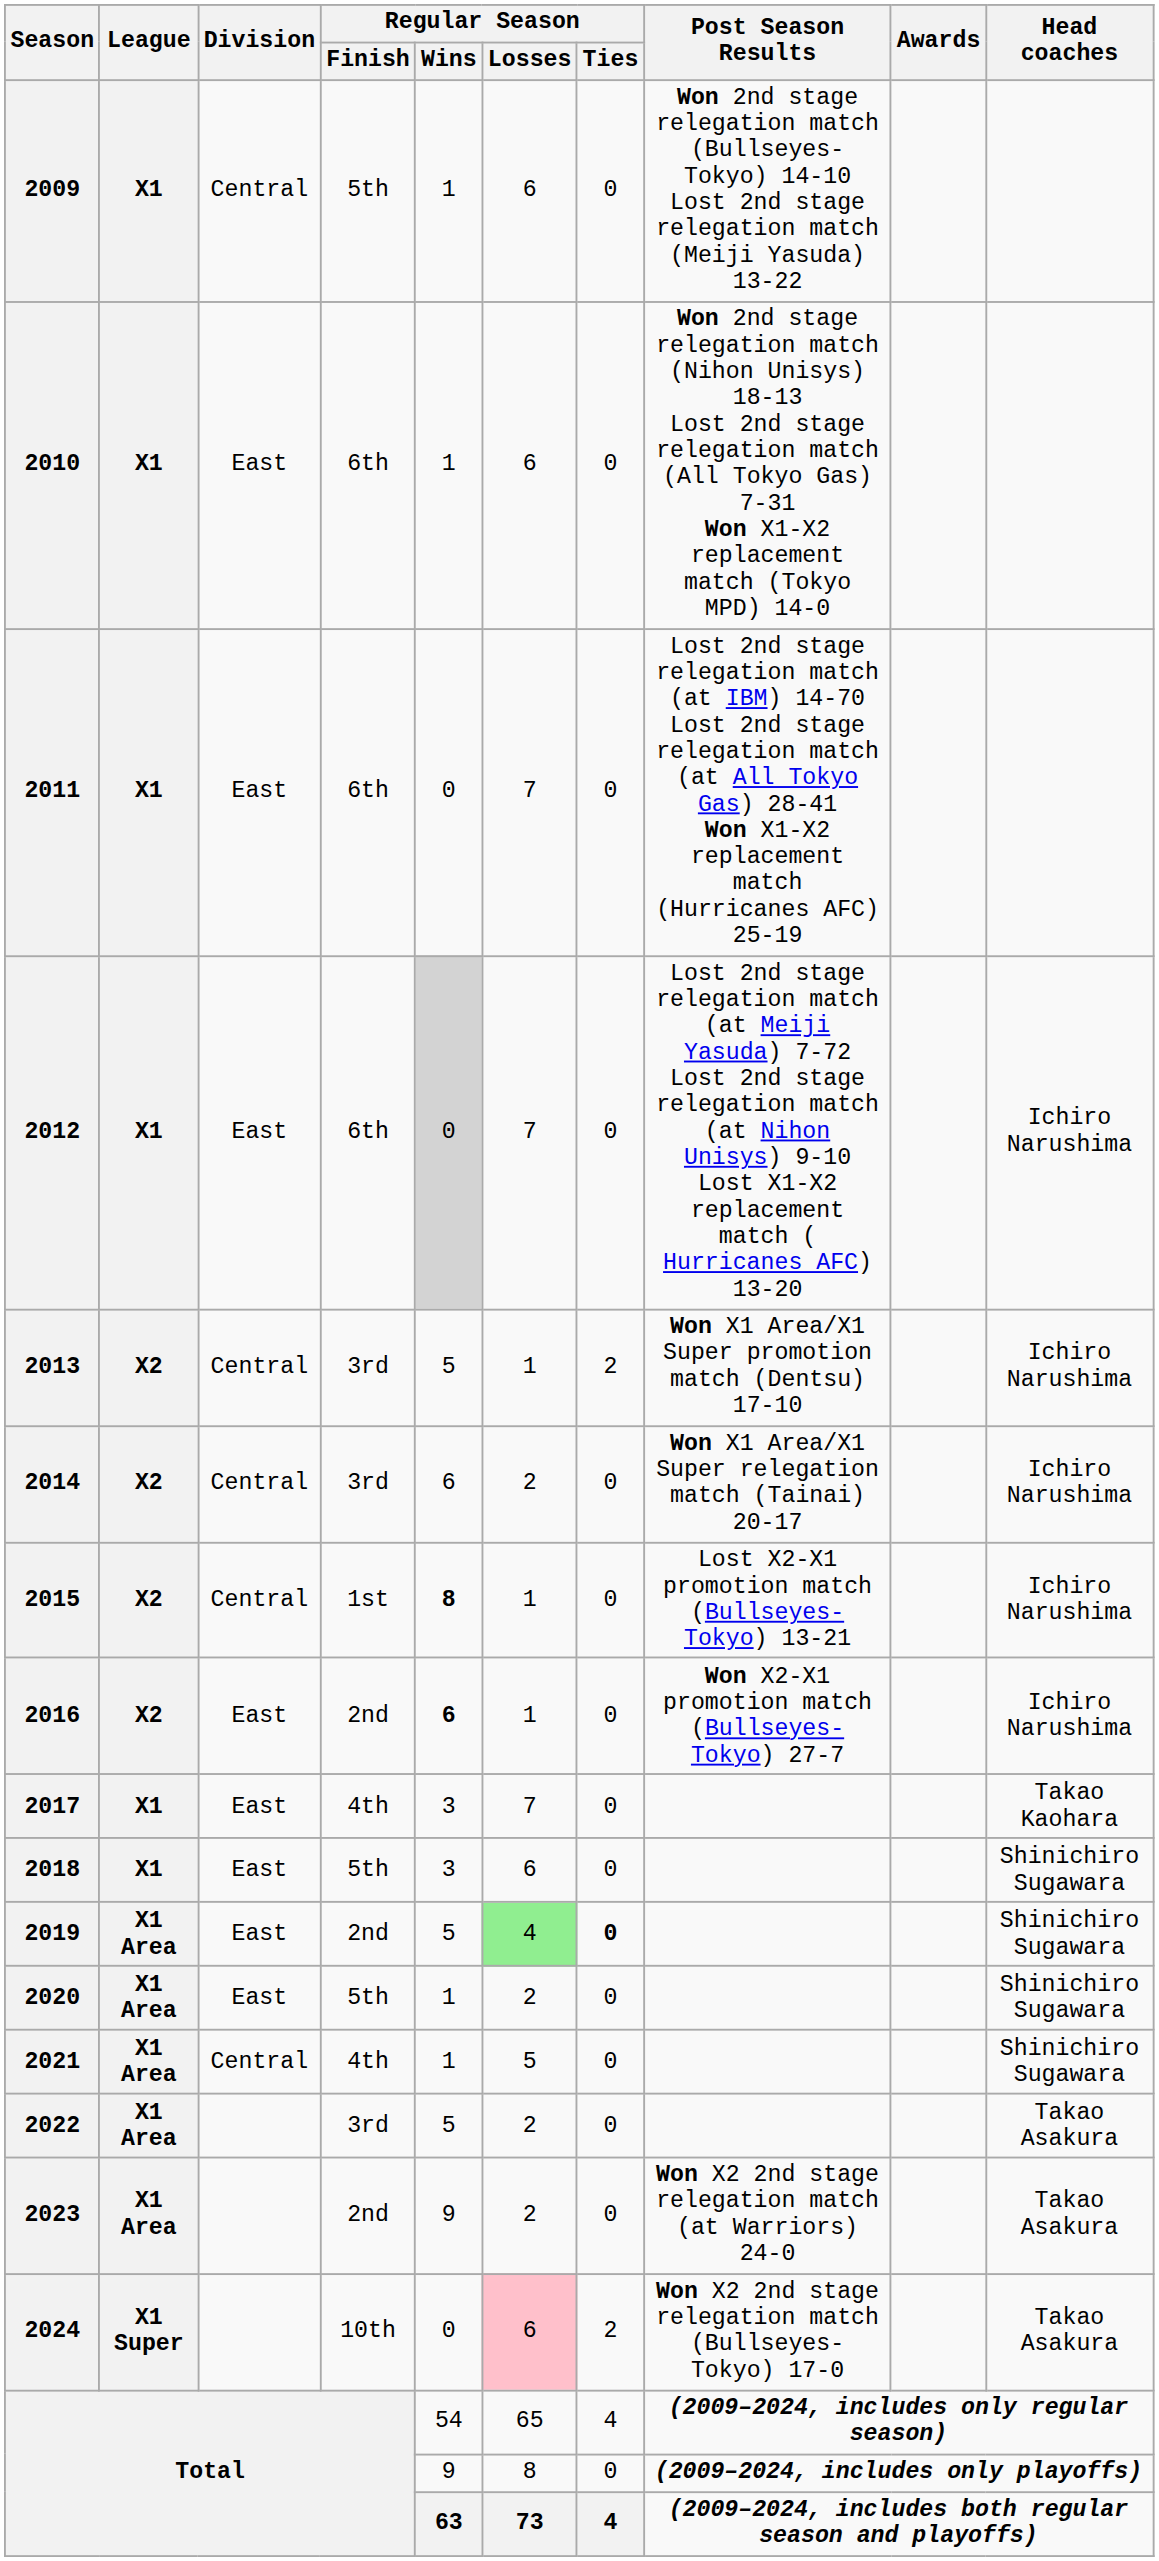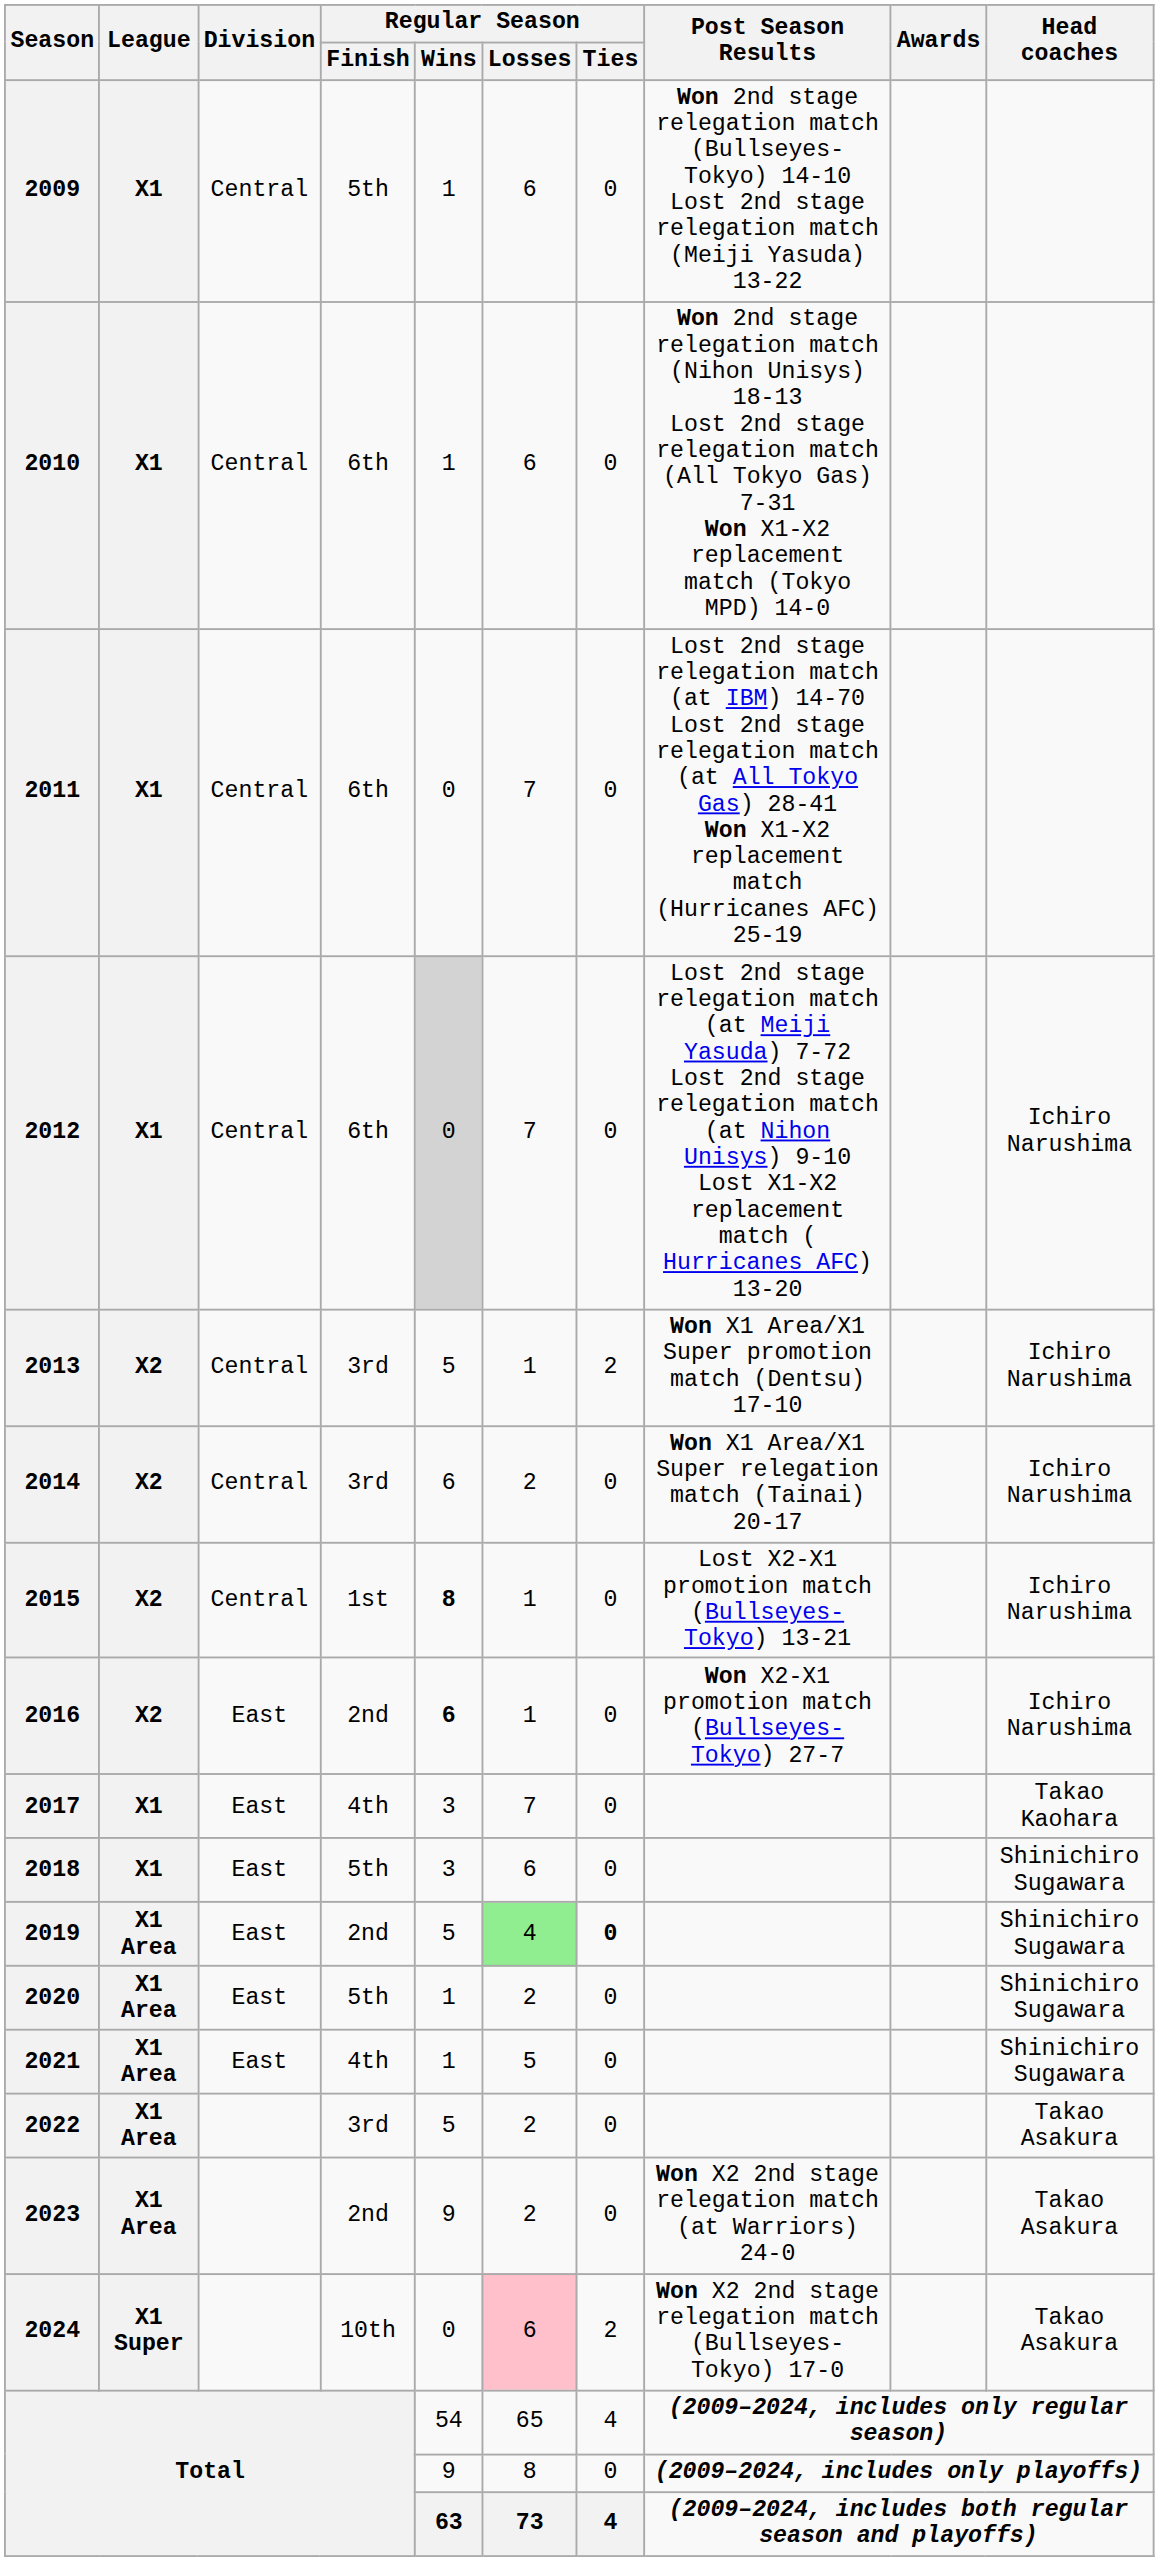(259, 465) East -> (259, 465) Central
(259, 792) East -> (259, 792) Central
(259, 1133) East -> (259, 1133) Central
(259, 2062) Central -> (259, 2062) East
